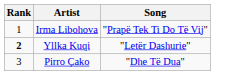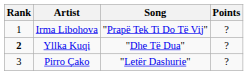+ column: (226, 12)
(155, 45) "Letër Dashurie" -> (155, 45) "Dhe Të Dua"
(155, 62) "Dhe Të Dua" -> (155, 62) "Letër Dashurie"
